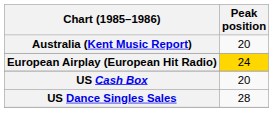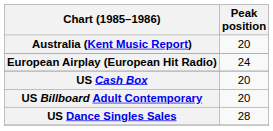(244, 62) gold background -> (244, 62) no background
+ row: (112, 98)
